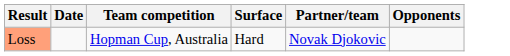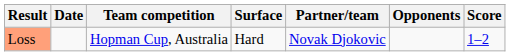+ column: (484, 16)
